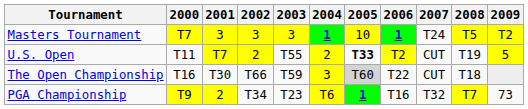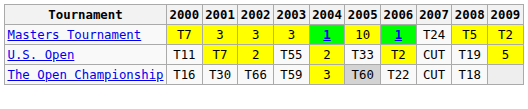(363, 55) bold -> (363, 55) normal
- row: (67, 95)
